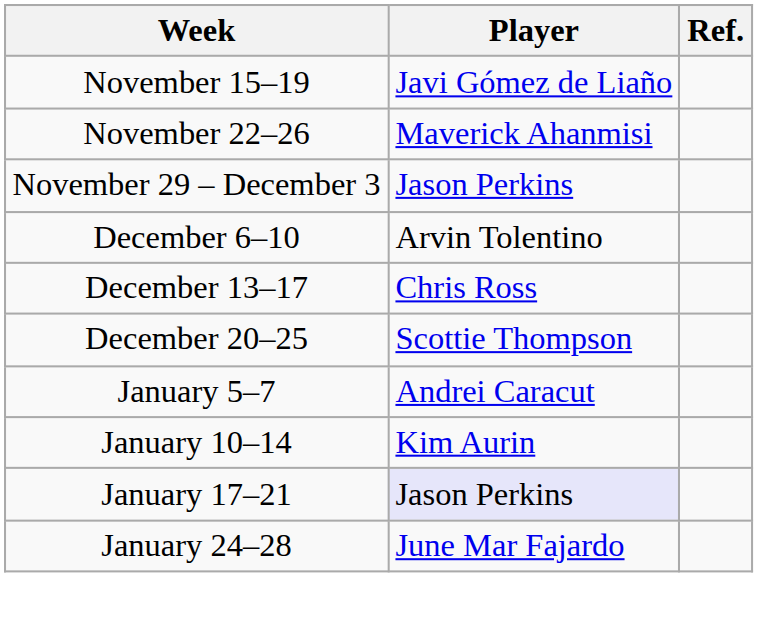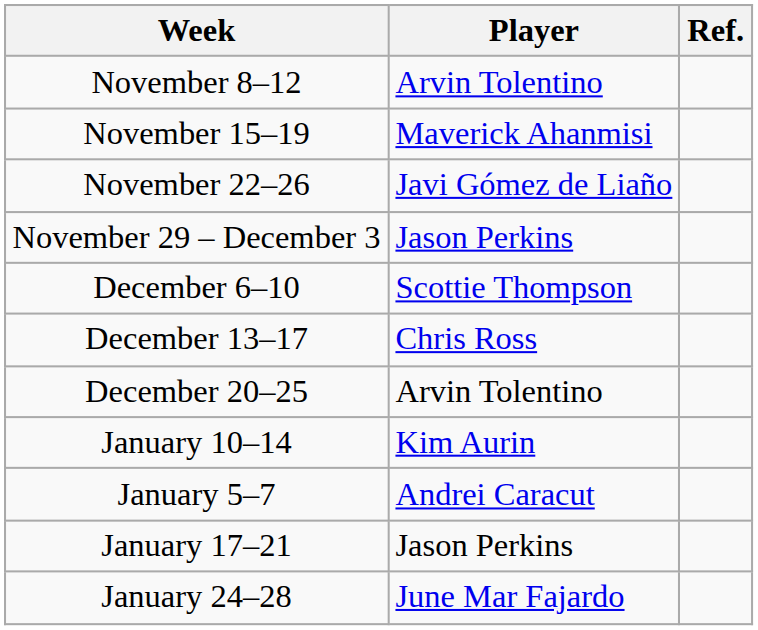+ row: (196, 81)
(534, 81) Javi Gómez de Liaño -> (524, 133) Maverick Ahanmisi
(524, 133) Maverick Ahanmisi -> (534, 184) Javi Gómez de Liaño
(499, 236) Arvin Tolentino -> (514, 287) Scottie Thompson
(514, 339) Scottie Thompson -> (499, 390) Arvin Tolentino
rows swapped: (196, 390) <-> (196, 442)
(484, 493) lavender background -> (484, 545) no background
